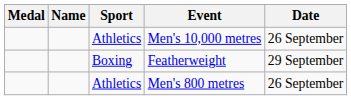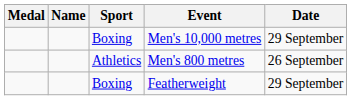(117, 38) Athletics -> (112, 38) Boxing
(306, 38) 26 September -> (306, 38) 29 September
rows swapped: (196, 83) <-> (187, 61)
